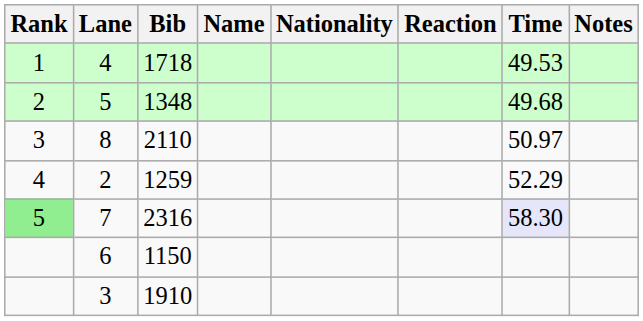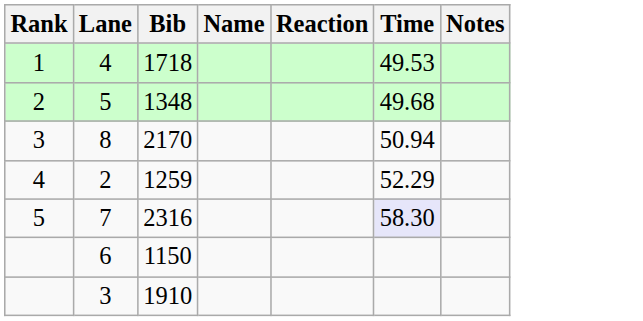- column: (334, 23)
(168, 140) 2110 -> (168, 140) 2170
(535, 140) 50.97 -> (407, 140) 50.94
(39, 218) lightgreen background -> (39, 218) no background
